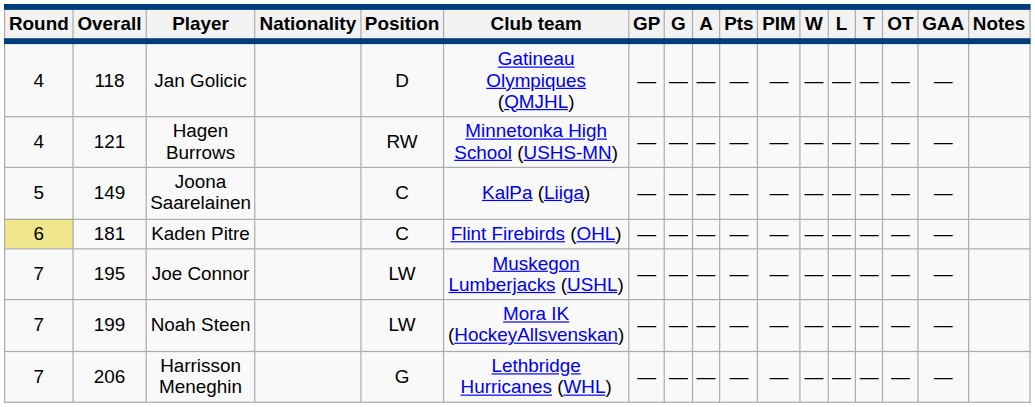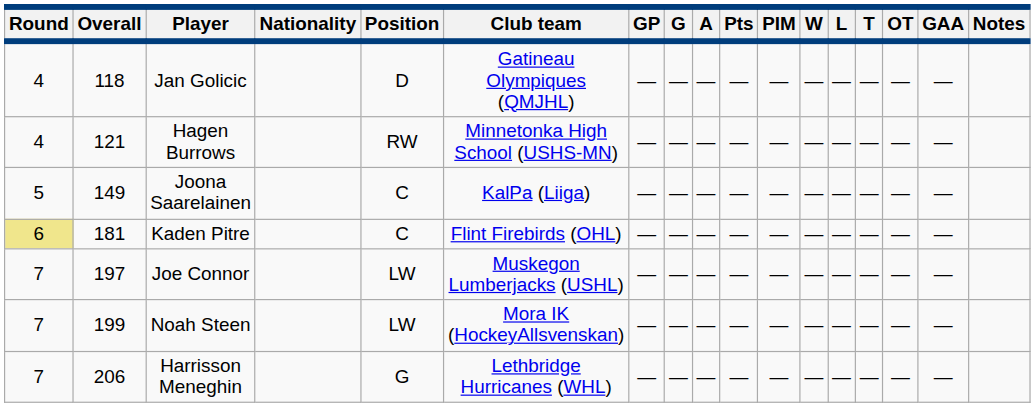(109, 274) 195 -> (109, 274) 197
